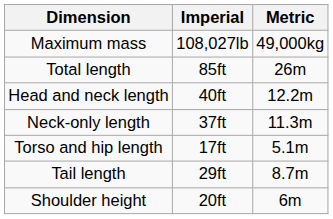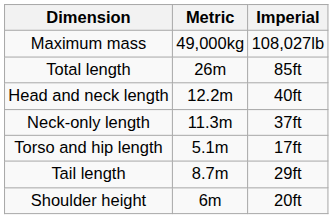columns swapped: (290, 17) <-> (212, 17)
